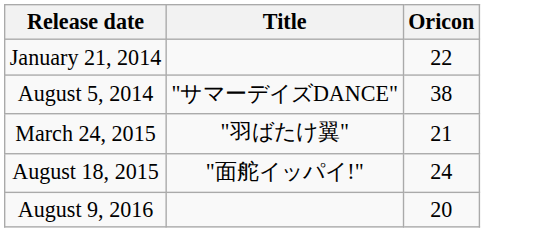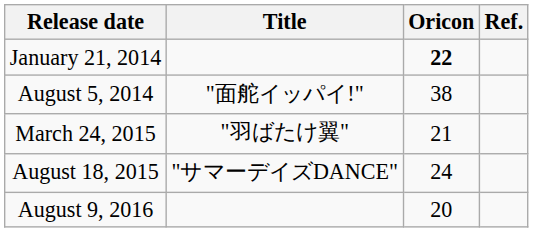+ column: (504, 22)
(441, 57) normal -> (441, 57) bold
(285, 93) "サマーデイズDANCE" -> (285, 93) "面舵イッパイ!"
(285, 171) "面舵イッパイ!" -> (285, 171) "サマーデイズDANCE"
